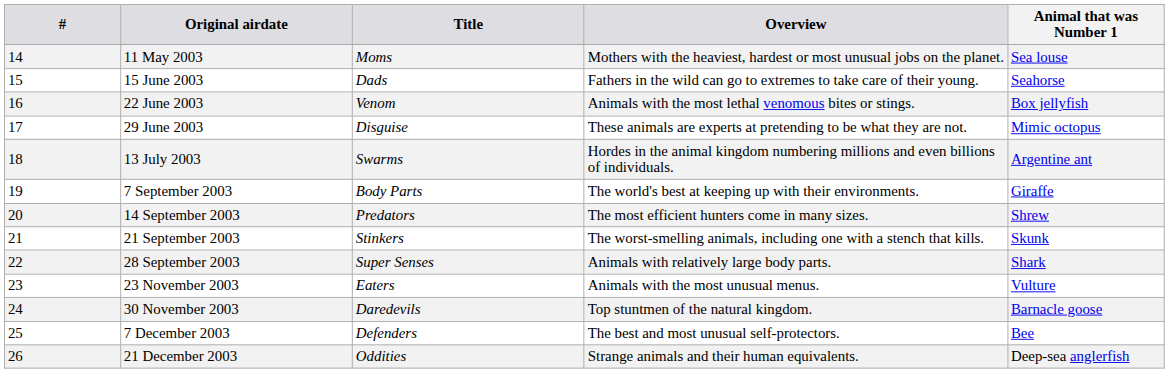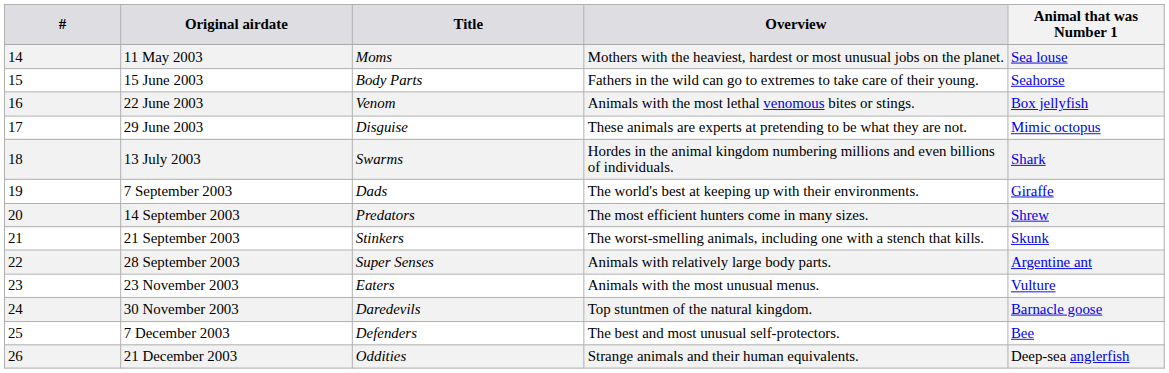(371, 80) Dads -> (389, 80) Body Parts
(1052, 159) Argentine ant -> (1028, 159) Shark
(389, 191) Body Parts -> (371, 191) Dads
(1028, 262) Shark -> (1052, 262) Argentine ant
